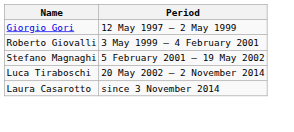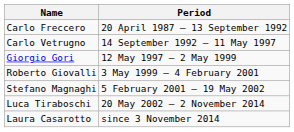+ row: (46, 27)
+ row: (46, 42)
